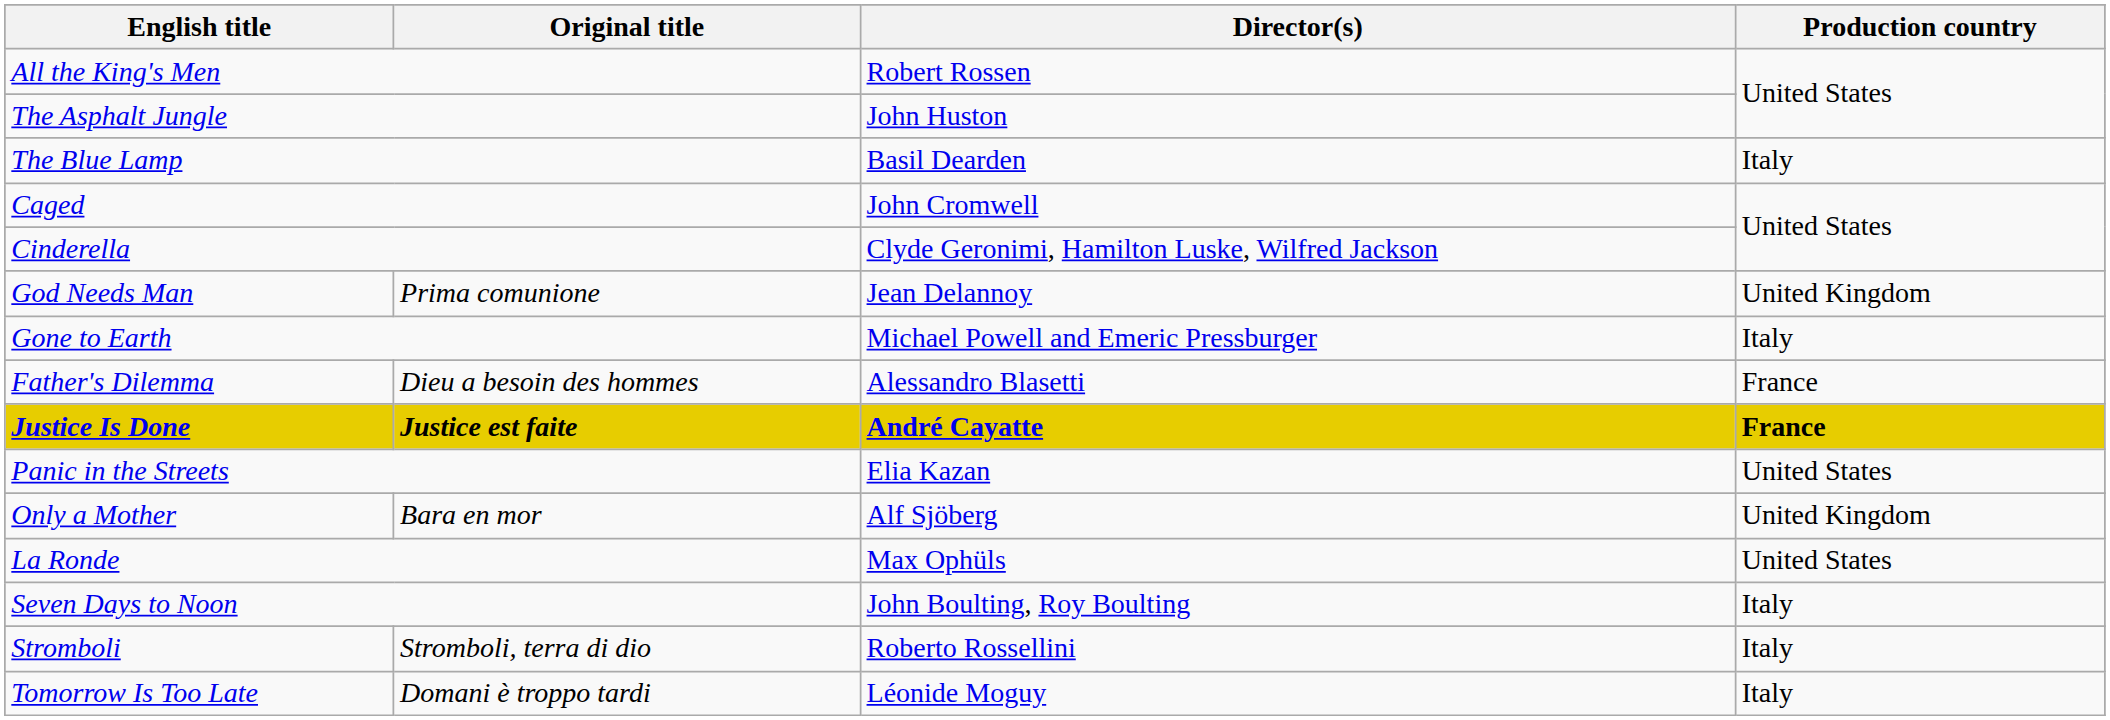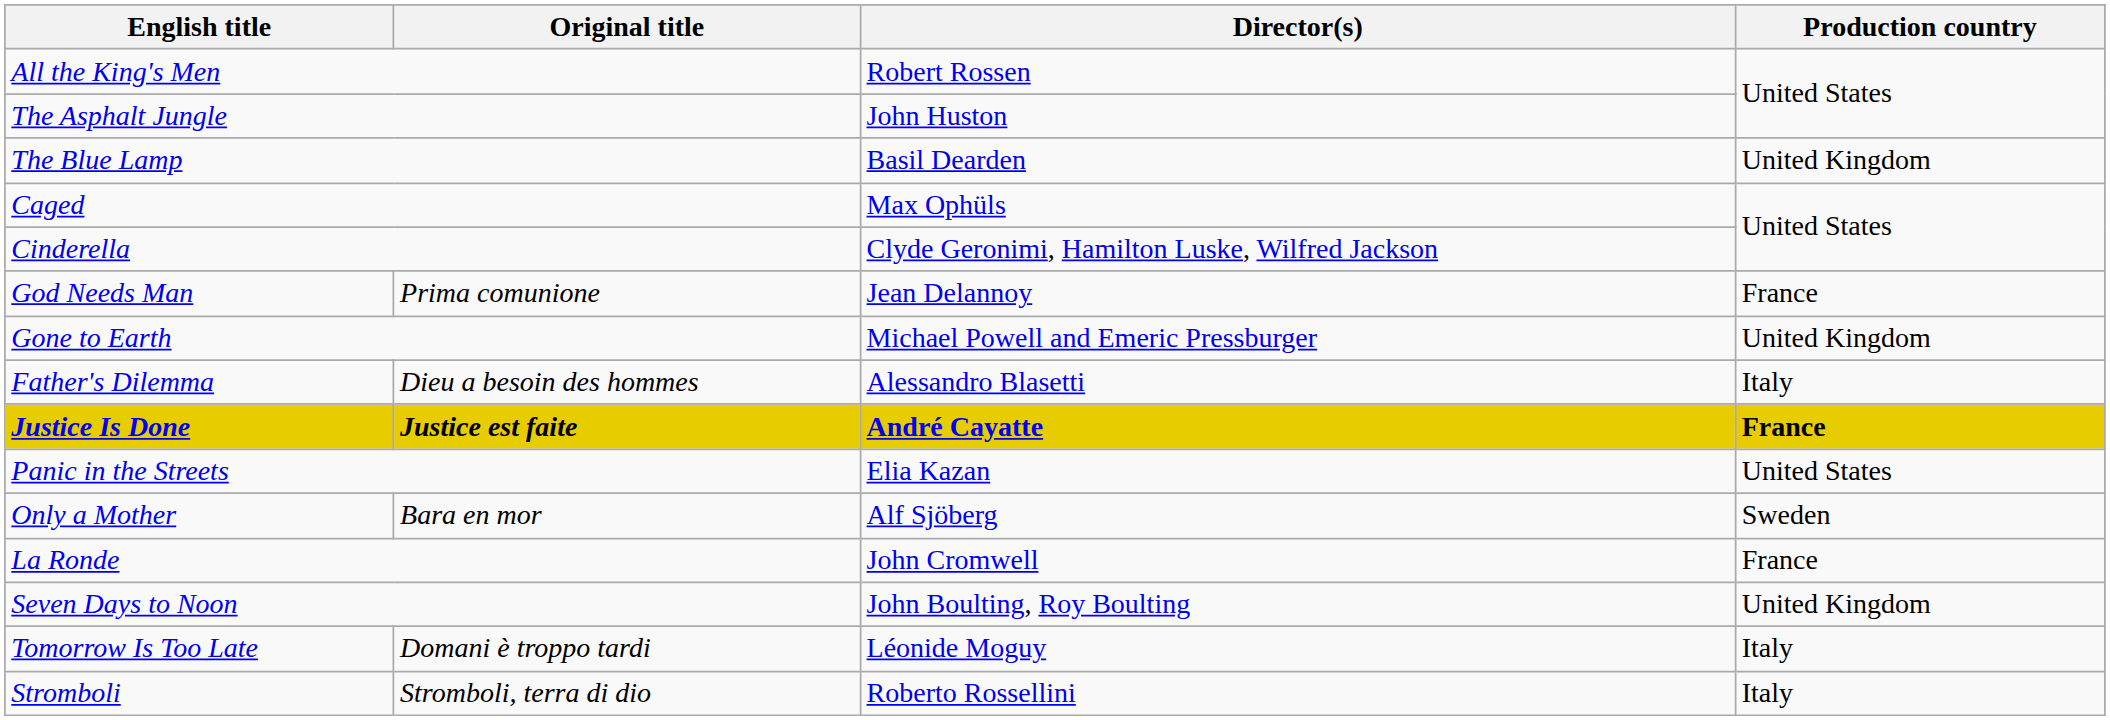(1767, 159) Italy -> (1836, 159) United Kingdom
(952, 204) John Cromwell -> (936, 204) Max Ophüls
(1836, 293) United Kingdom -> (1780, 293) France
(1767, 337) Italy -> (1836, 337) United Kingdom
(1780, 381) France -> (1767, 381) Italy
(1836, 515) United Kingdom -> (1786, 515) Sweden
(936, 559) Max Ophüls -> (952, 559) John Cromwell
(1817, 559) United States -> (1780, 559) France
(1767, 603) Italy -> (1836, 603) United Kingdom
rows swapped: (66, 648) <-> (135, 692)
